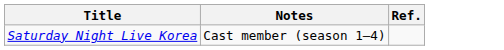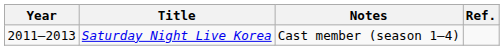+ column: (42, 15)
